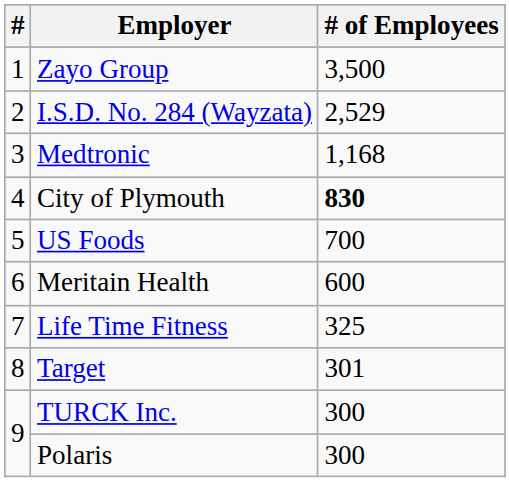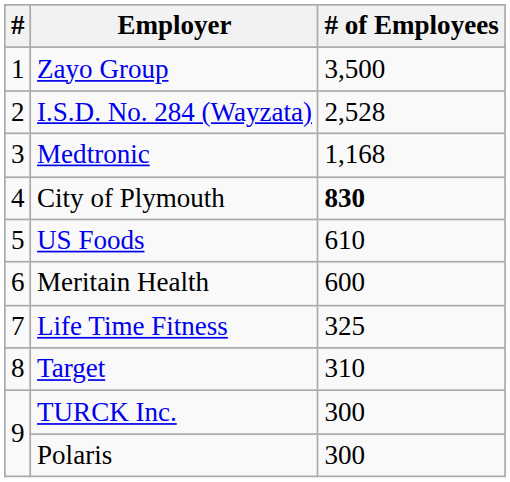(355, 111) 2,529 -> (355, 111) 2,528
(345, 240) 700 -> (345, 240) 610
(345, 369) 301 -> (345, 369) 310
